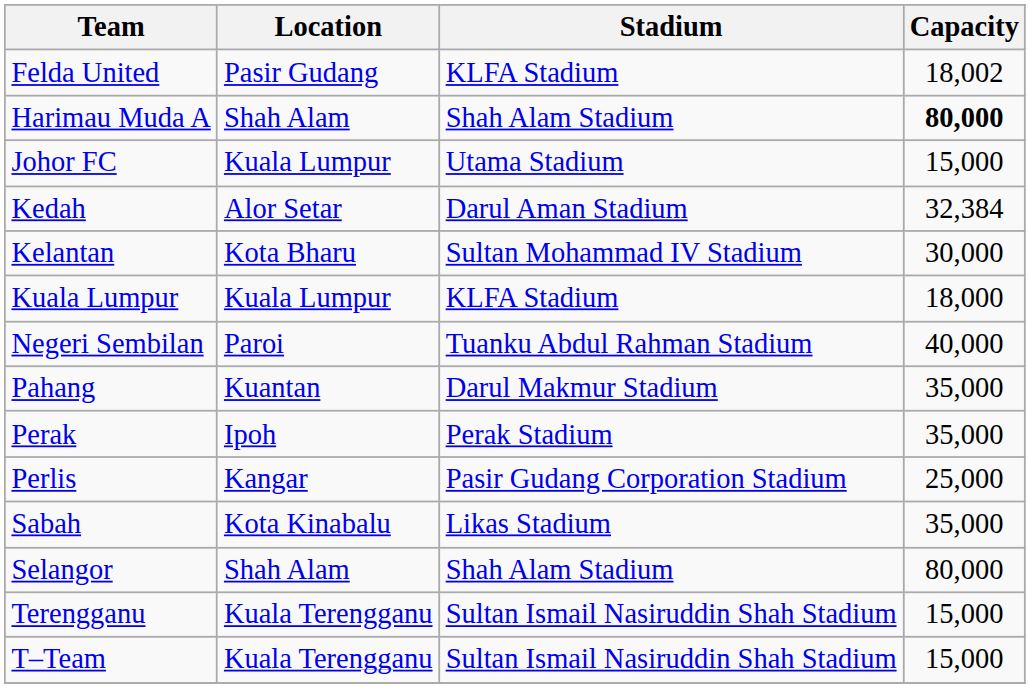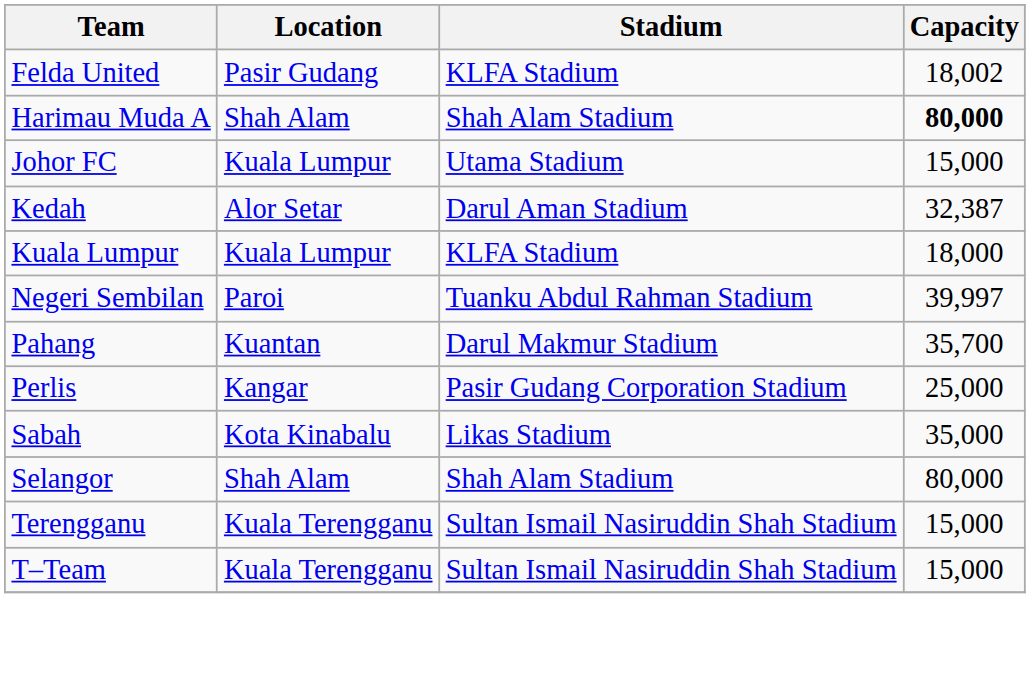(964, 207) 32,384 -> (964, 207) 32,387
- row: (63, 252)
(964, 343) 40,000 -> (964, 298) 39,997
(964, 388) 35,000 -> (964, 343) 35,700
- row: (44, 433)
